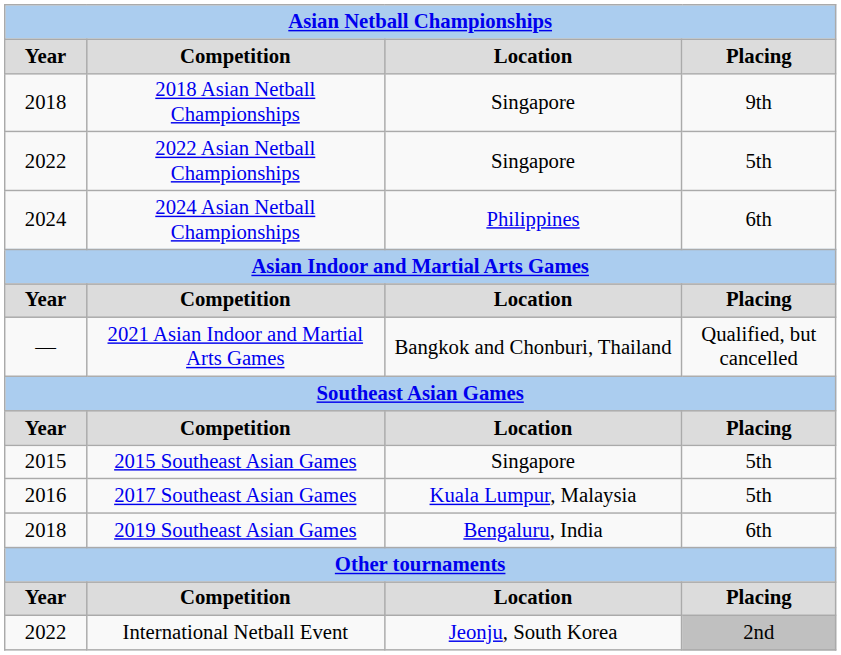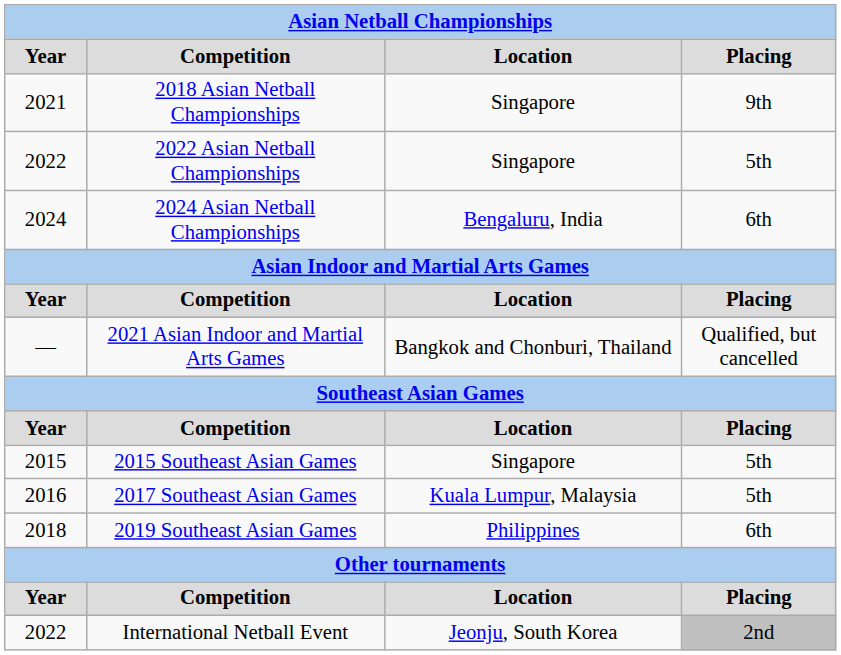(46, 102) 2018 -> (46, 102) 2021
(533, 219) Philippines -> (533, 219) Bengaluru, India
(533, 530) Bengaluru, India -> (533, 530) Philippines
